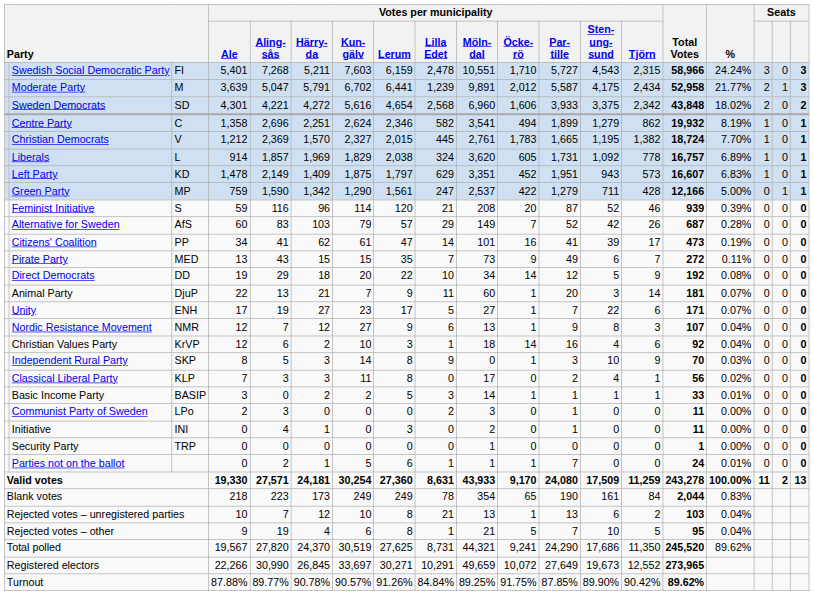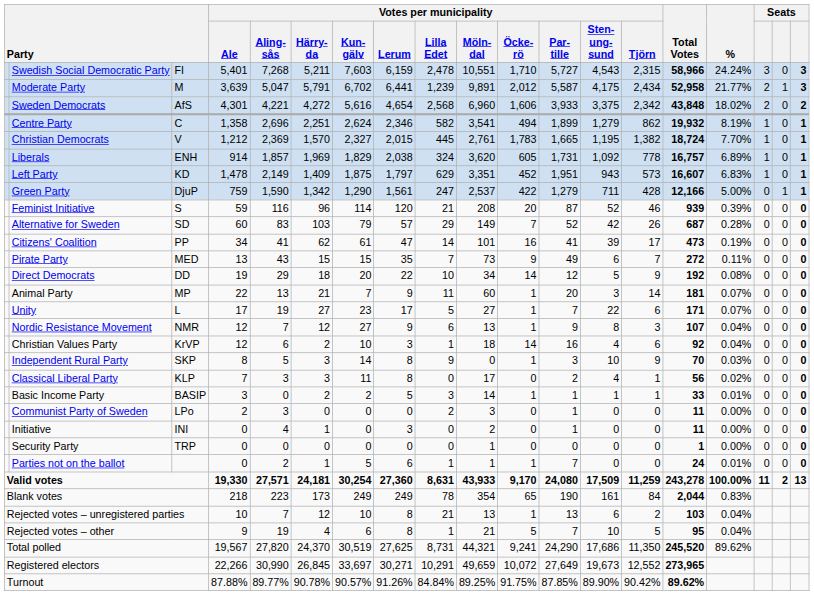(182, 105) SD -> (183, 105) AfS
(178, 157) L -> (186, 157) ENH
(183, 191) MP -> (186, 191) DjuP
(183, 225) AfS -> (182, 225) SD
(186, 293) DjuP -> (183, 293) MP
(186, 310) ENH -> (178, 310) L
